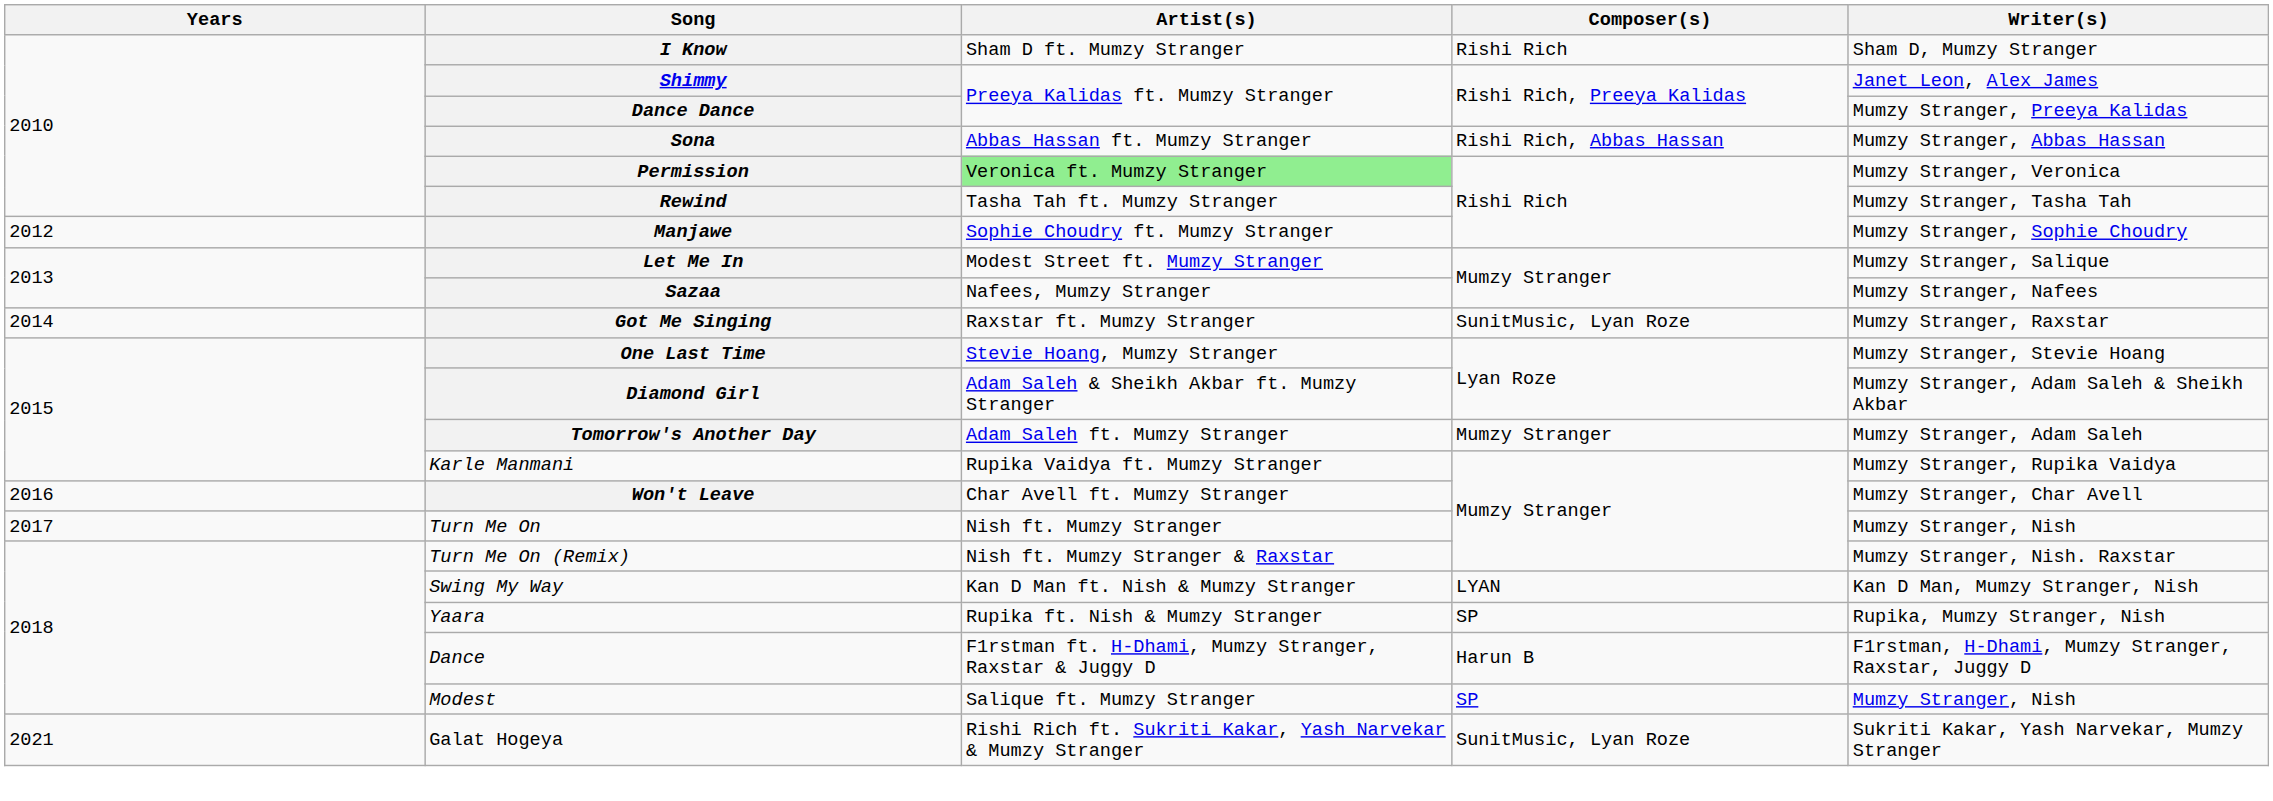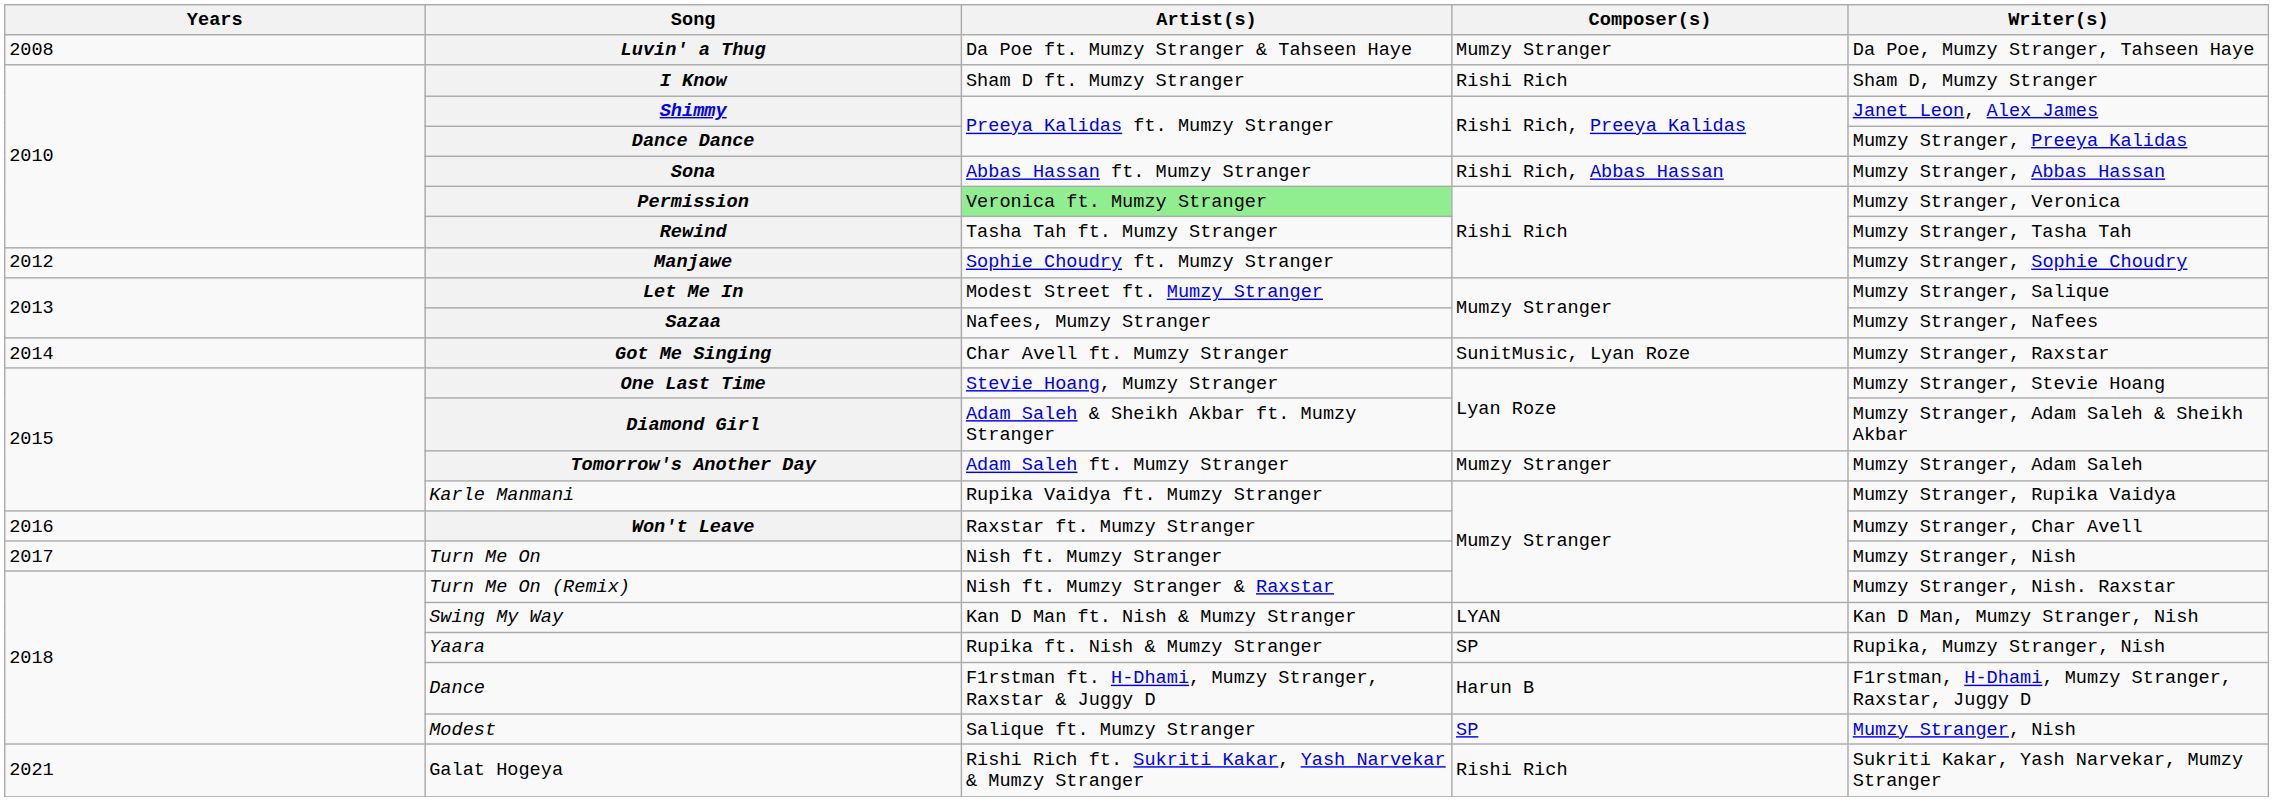+ row: (693, 50)
(1111, 323) Raxstar ft. Mumzy Stranger -> (1128, 353) Char Avell ft. Mumzy Stranger
(1128, 496) Char Avell ft. Mumzy Stranger -> (1111, 526) Raxstar ft. Mumzy Stranger
(1573, 740) SunitMusic, Lyan Roze -> (1512, 770) Rishi Rich
